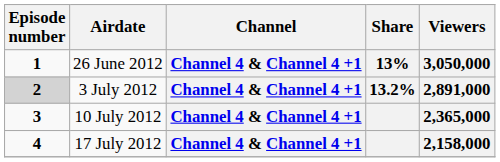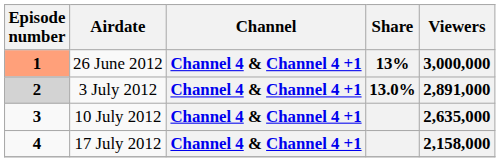(37, 63) no background -> (37, 63) lightsalmon background
(457, 63) 3,050,000 -> (457, 63) 3,000,000
(392, 90) 13.2% -> (392, 90) 13.0%
(457, 116) 2,365,000 -> (457, 116) 2,635,000
